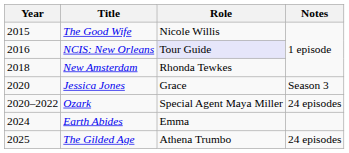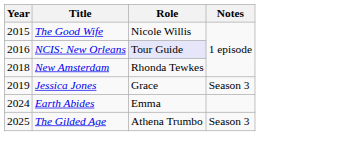(18, 85) 2020 -> (18, 85) 2019
- row: (77, 103)
(315, 139) 24 episodes -> (229, 121) Season 3
